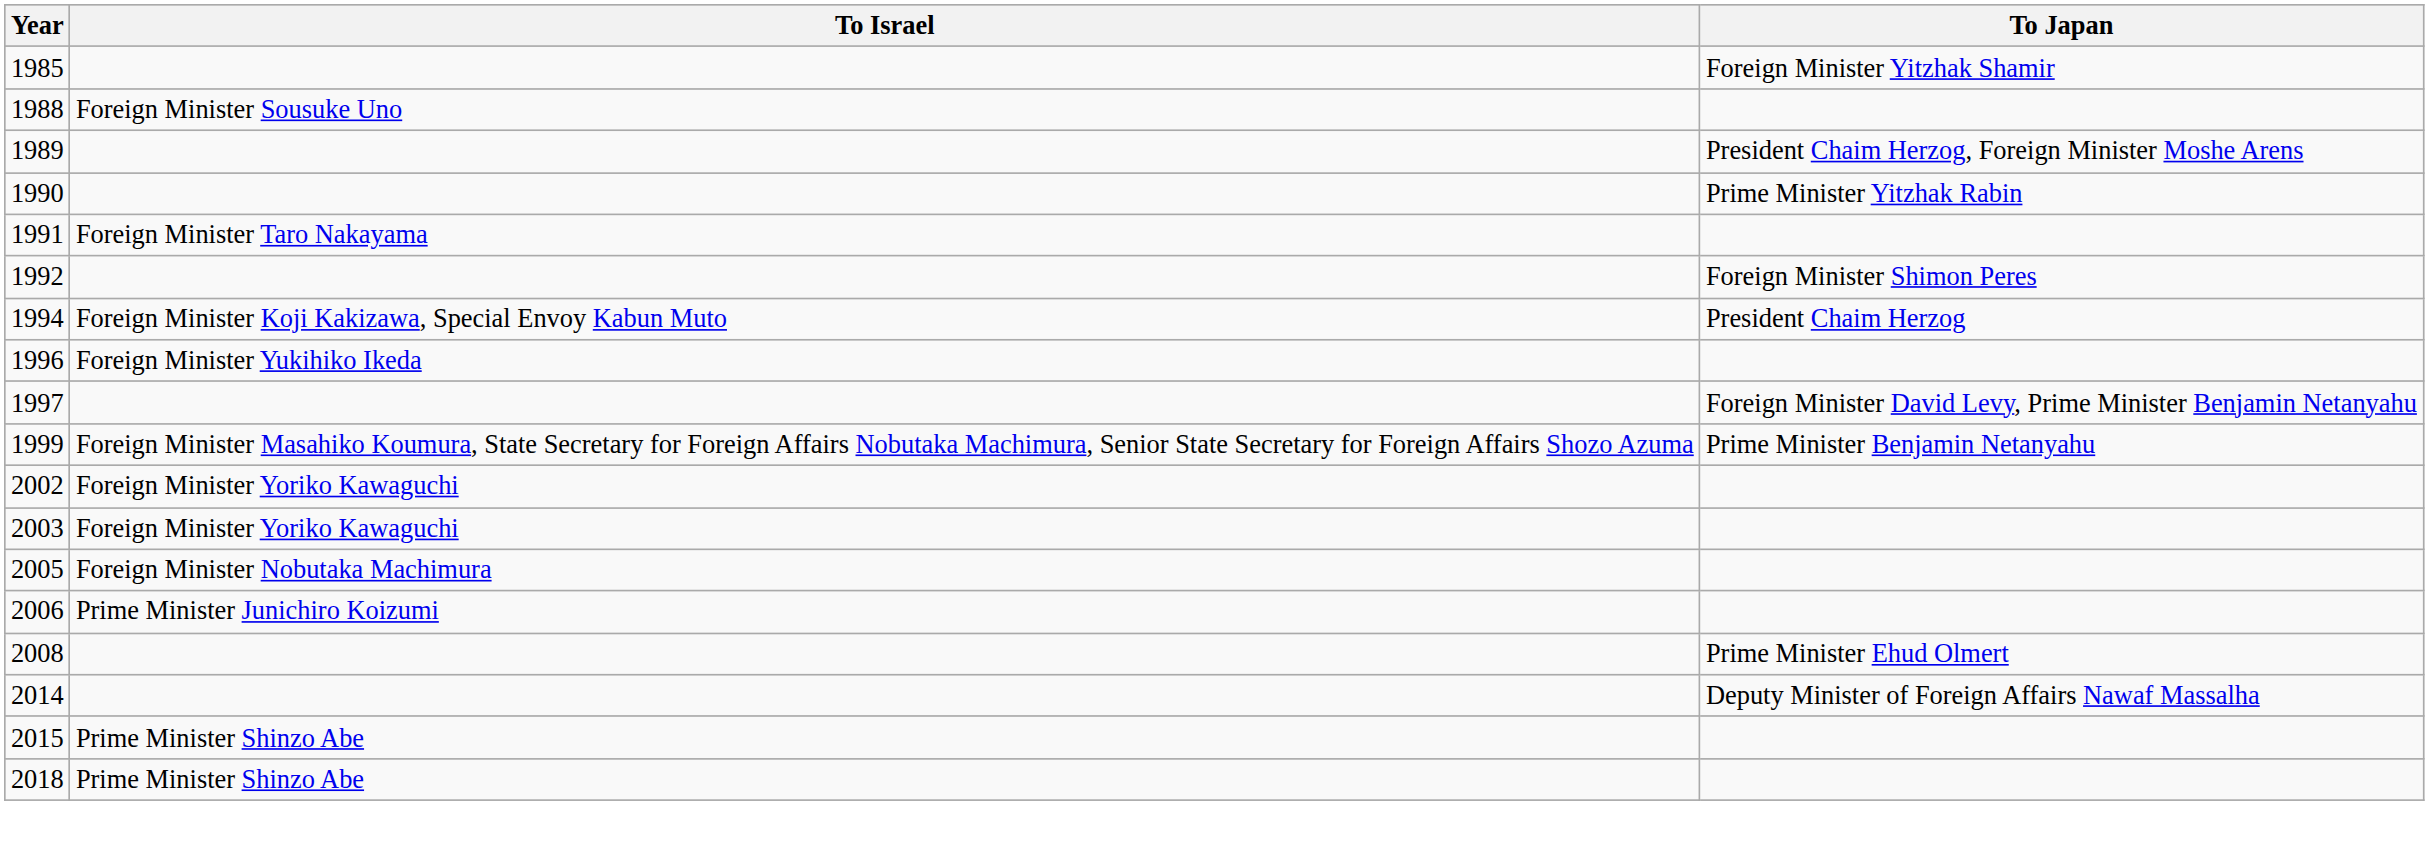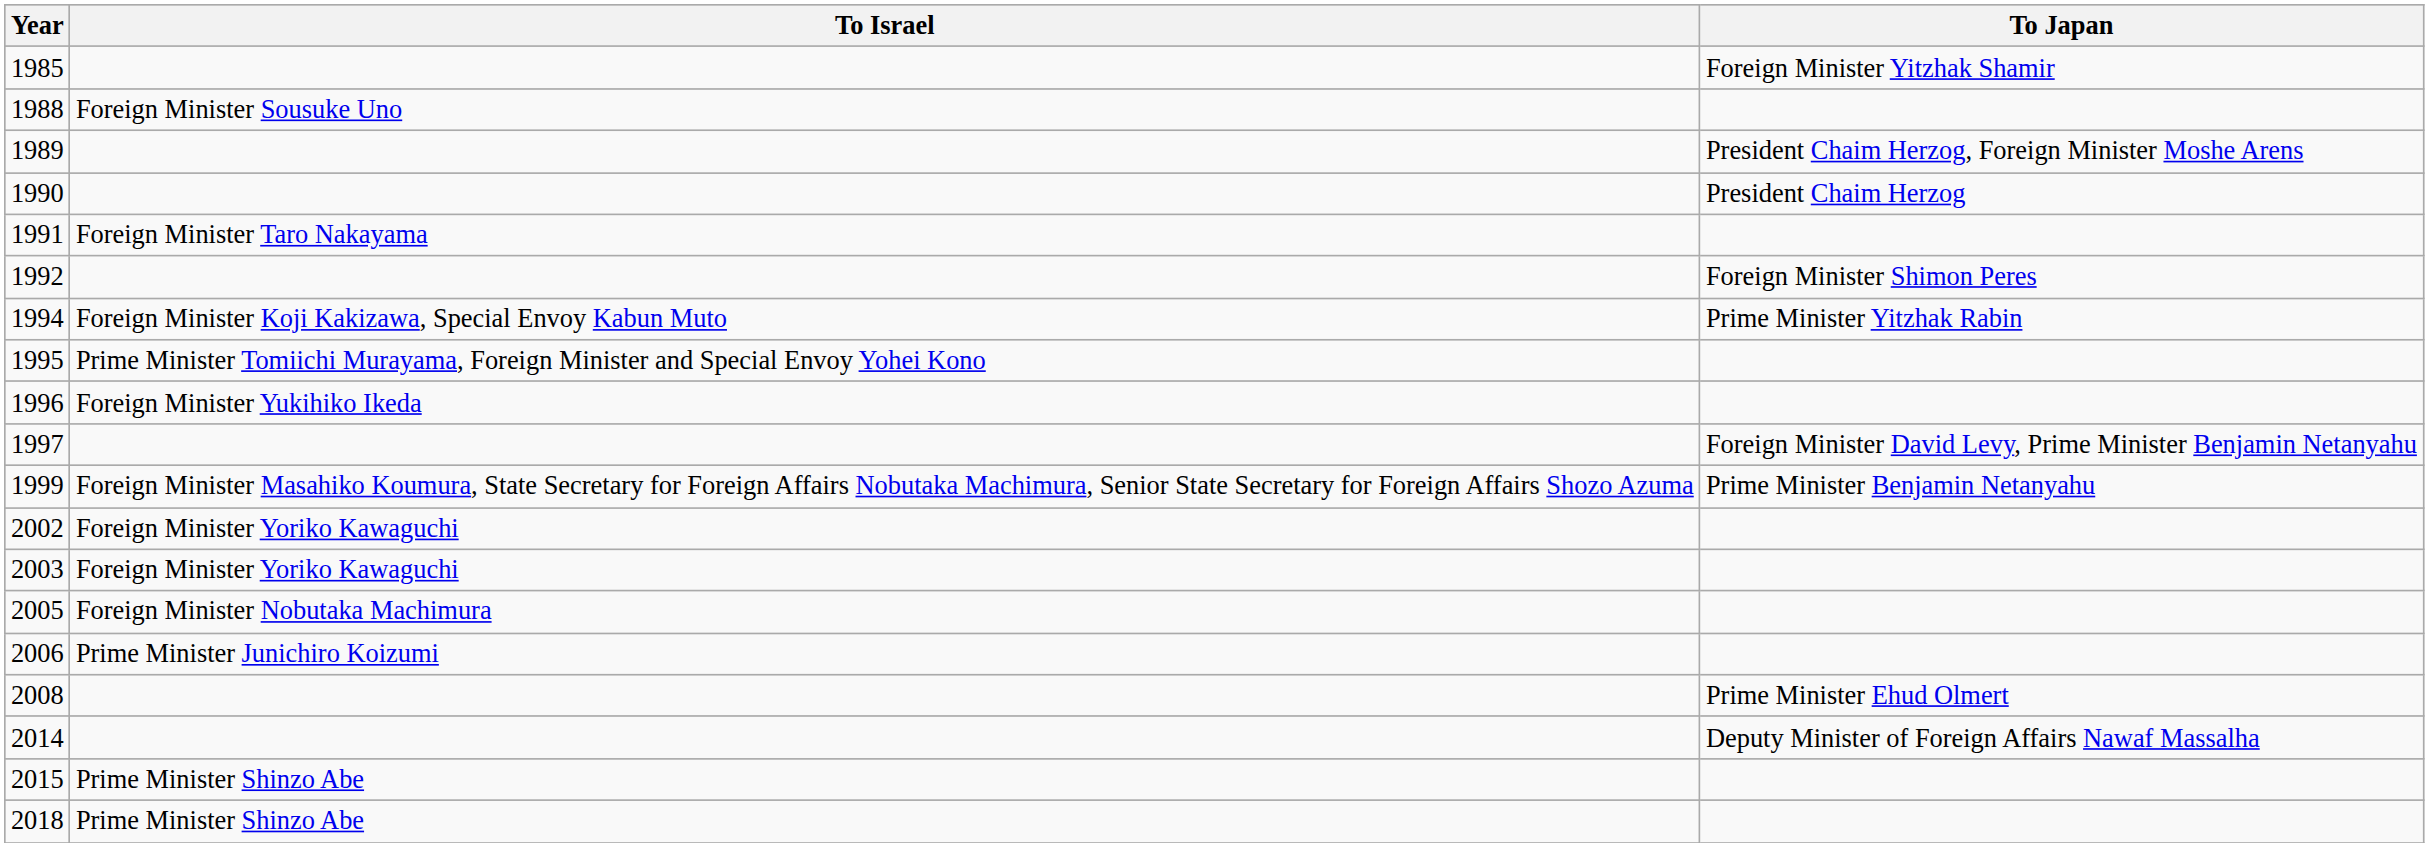(1864, 192) Prime Minister Yitzhak Rabin -> (1836, 192) President Chaim Herzog
(1836, 318) President Chaim Herzog -> (1864, 318) Prime Minister Yitzhak Rabin
+ row: (37, 360)
